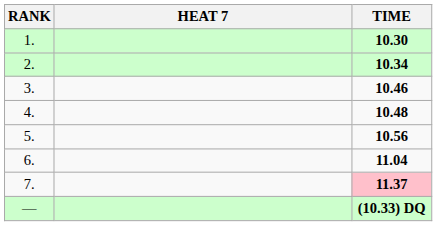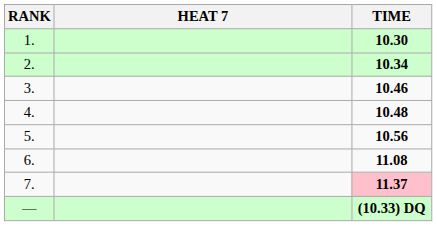(392, 160) 11.04 -> (392, 160) 11.08
